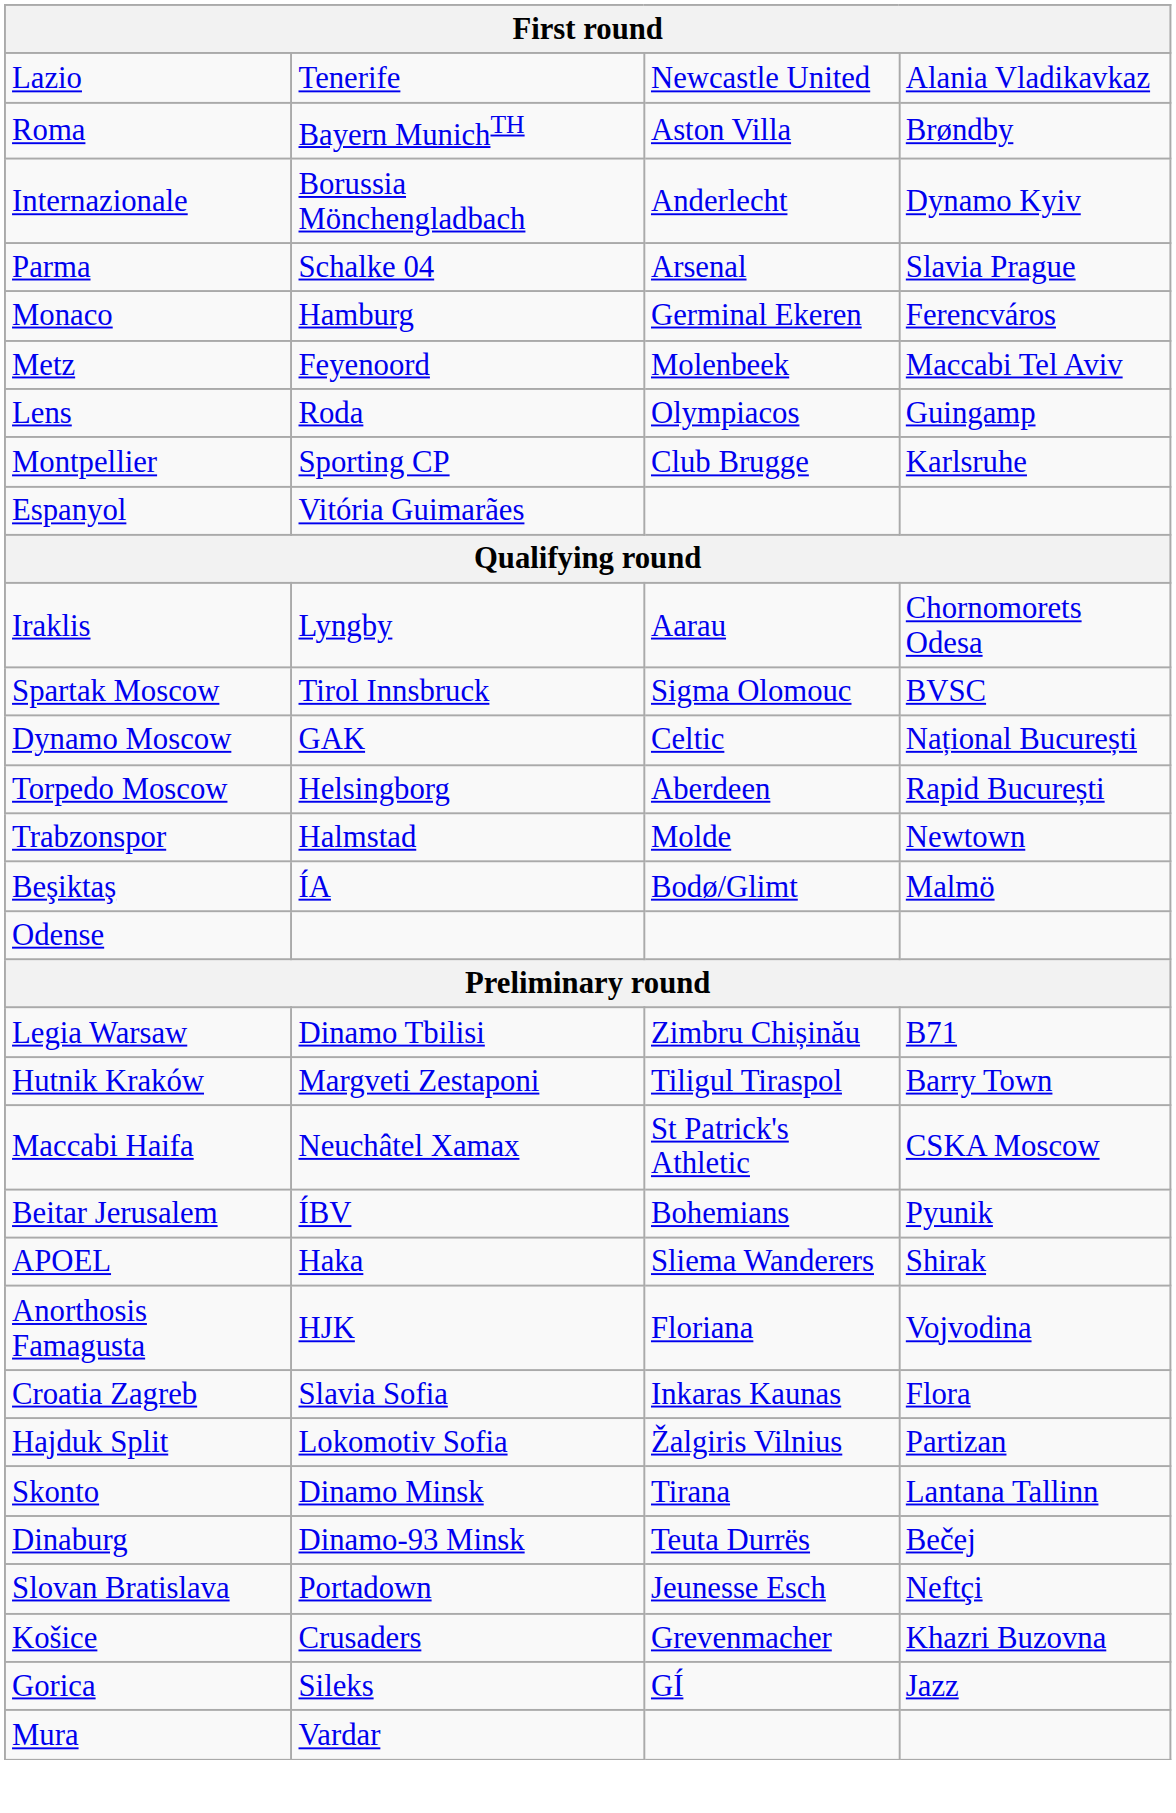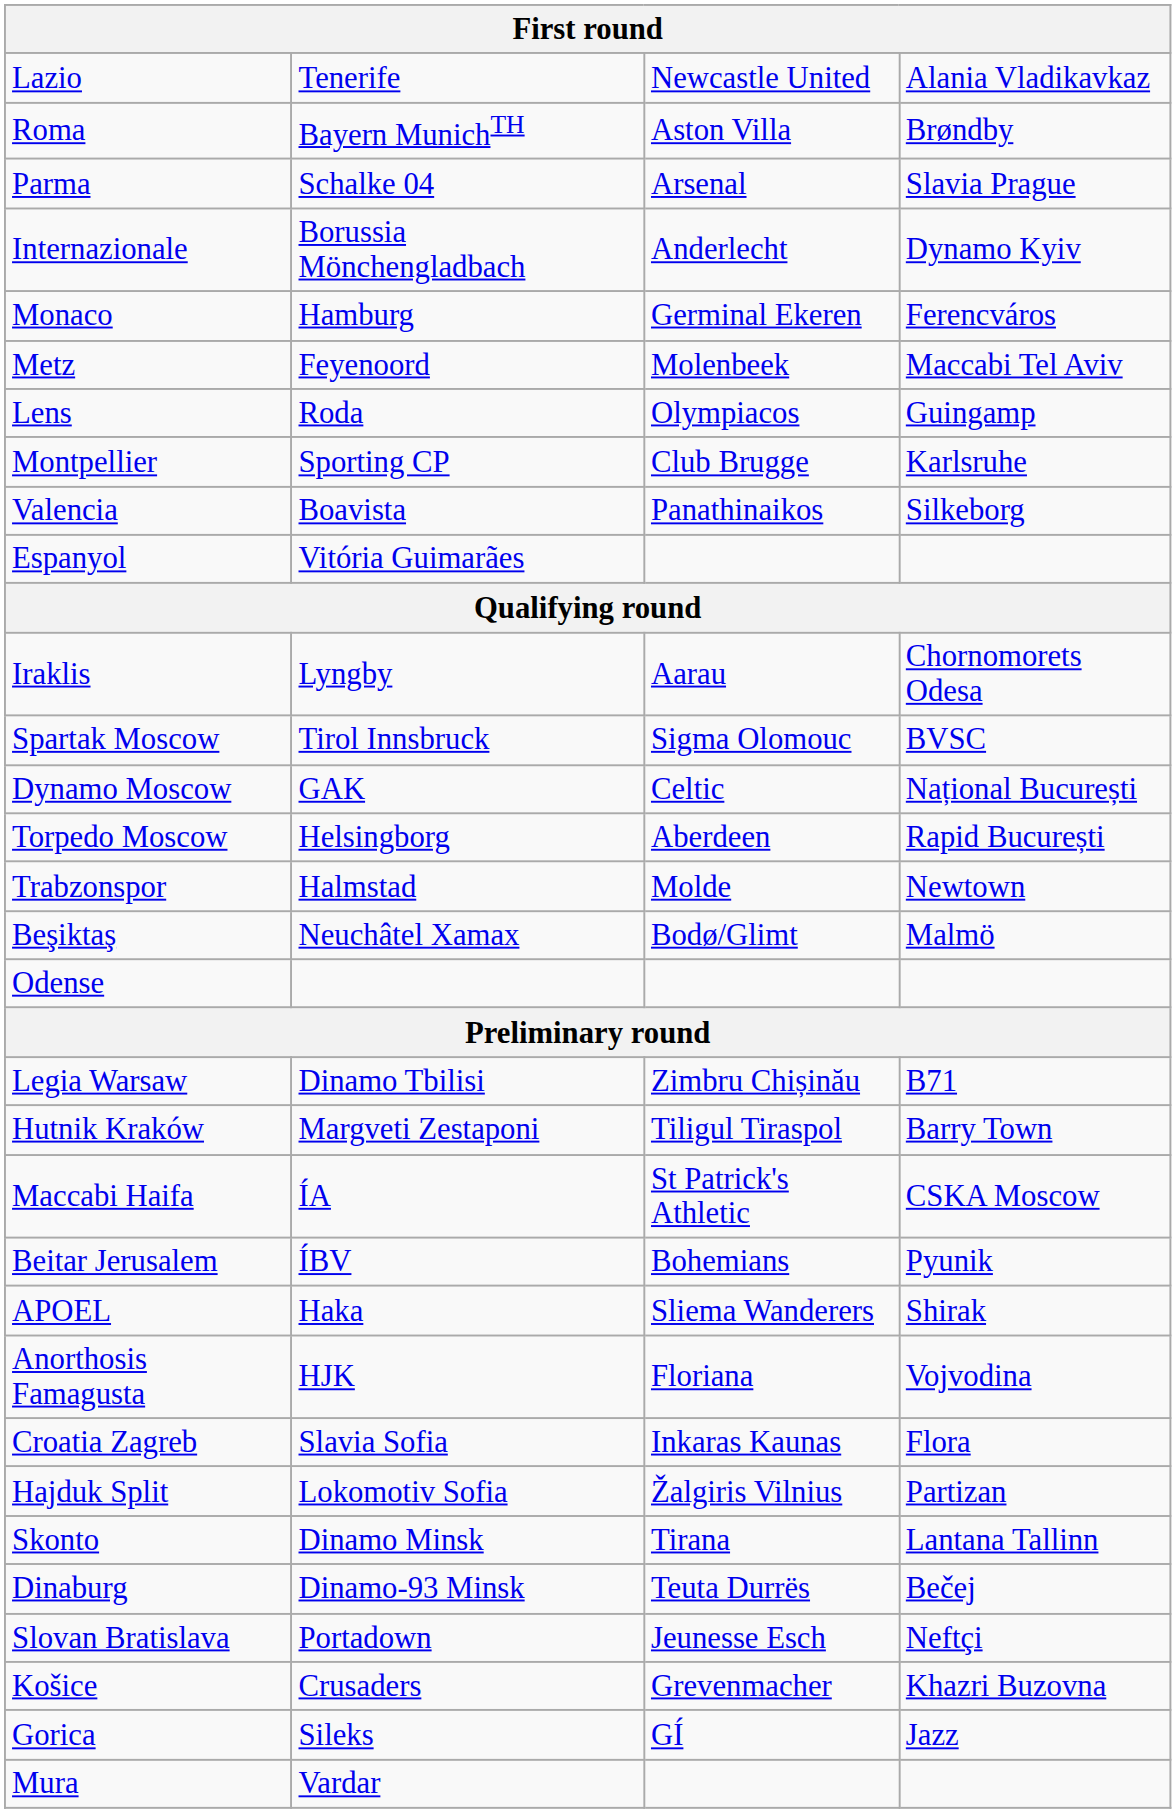rows swapped: (51, 266) <-> (100, 200)
+ row: (65, 510)
(315, 885) ÍA -> (409, 934) Neuchâtel Xamax
(409, 1146) Neuchâtel Xamax -> (315, 1195) ÍA
